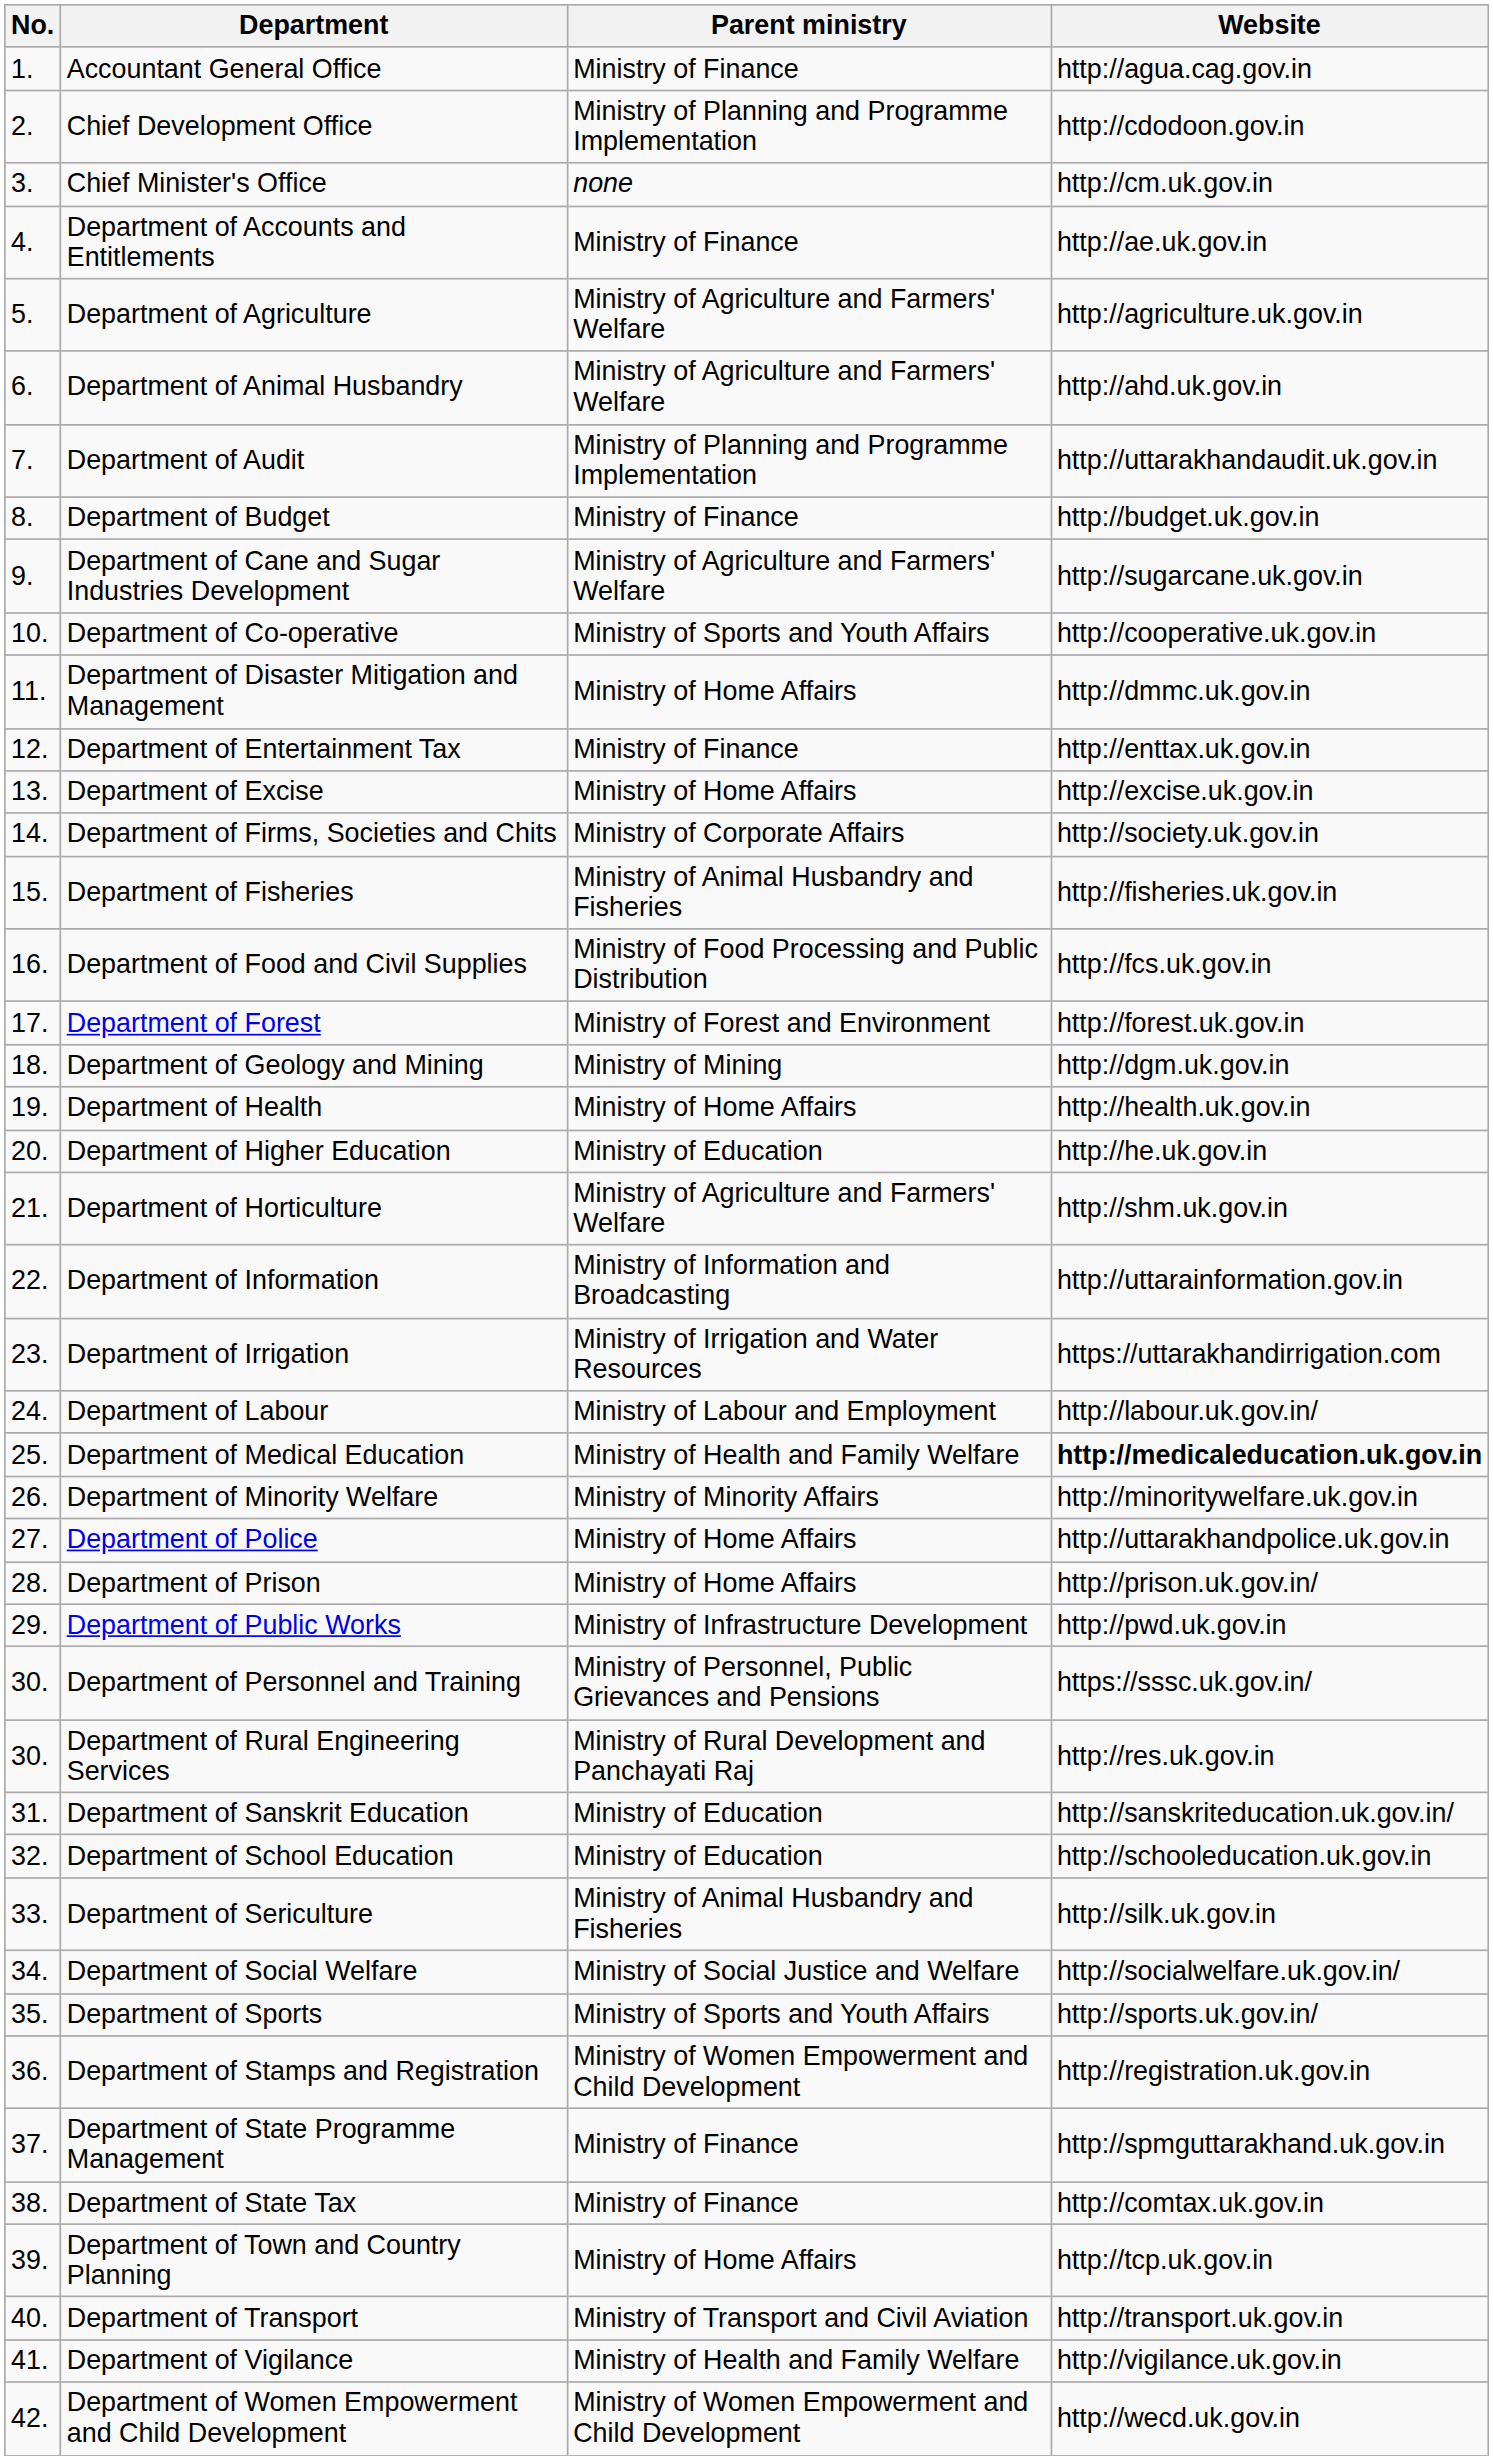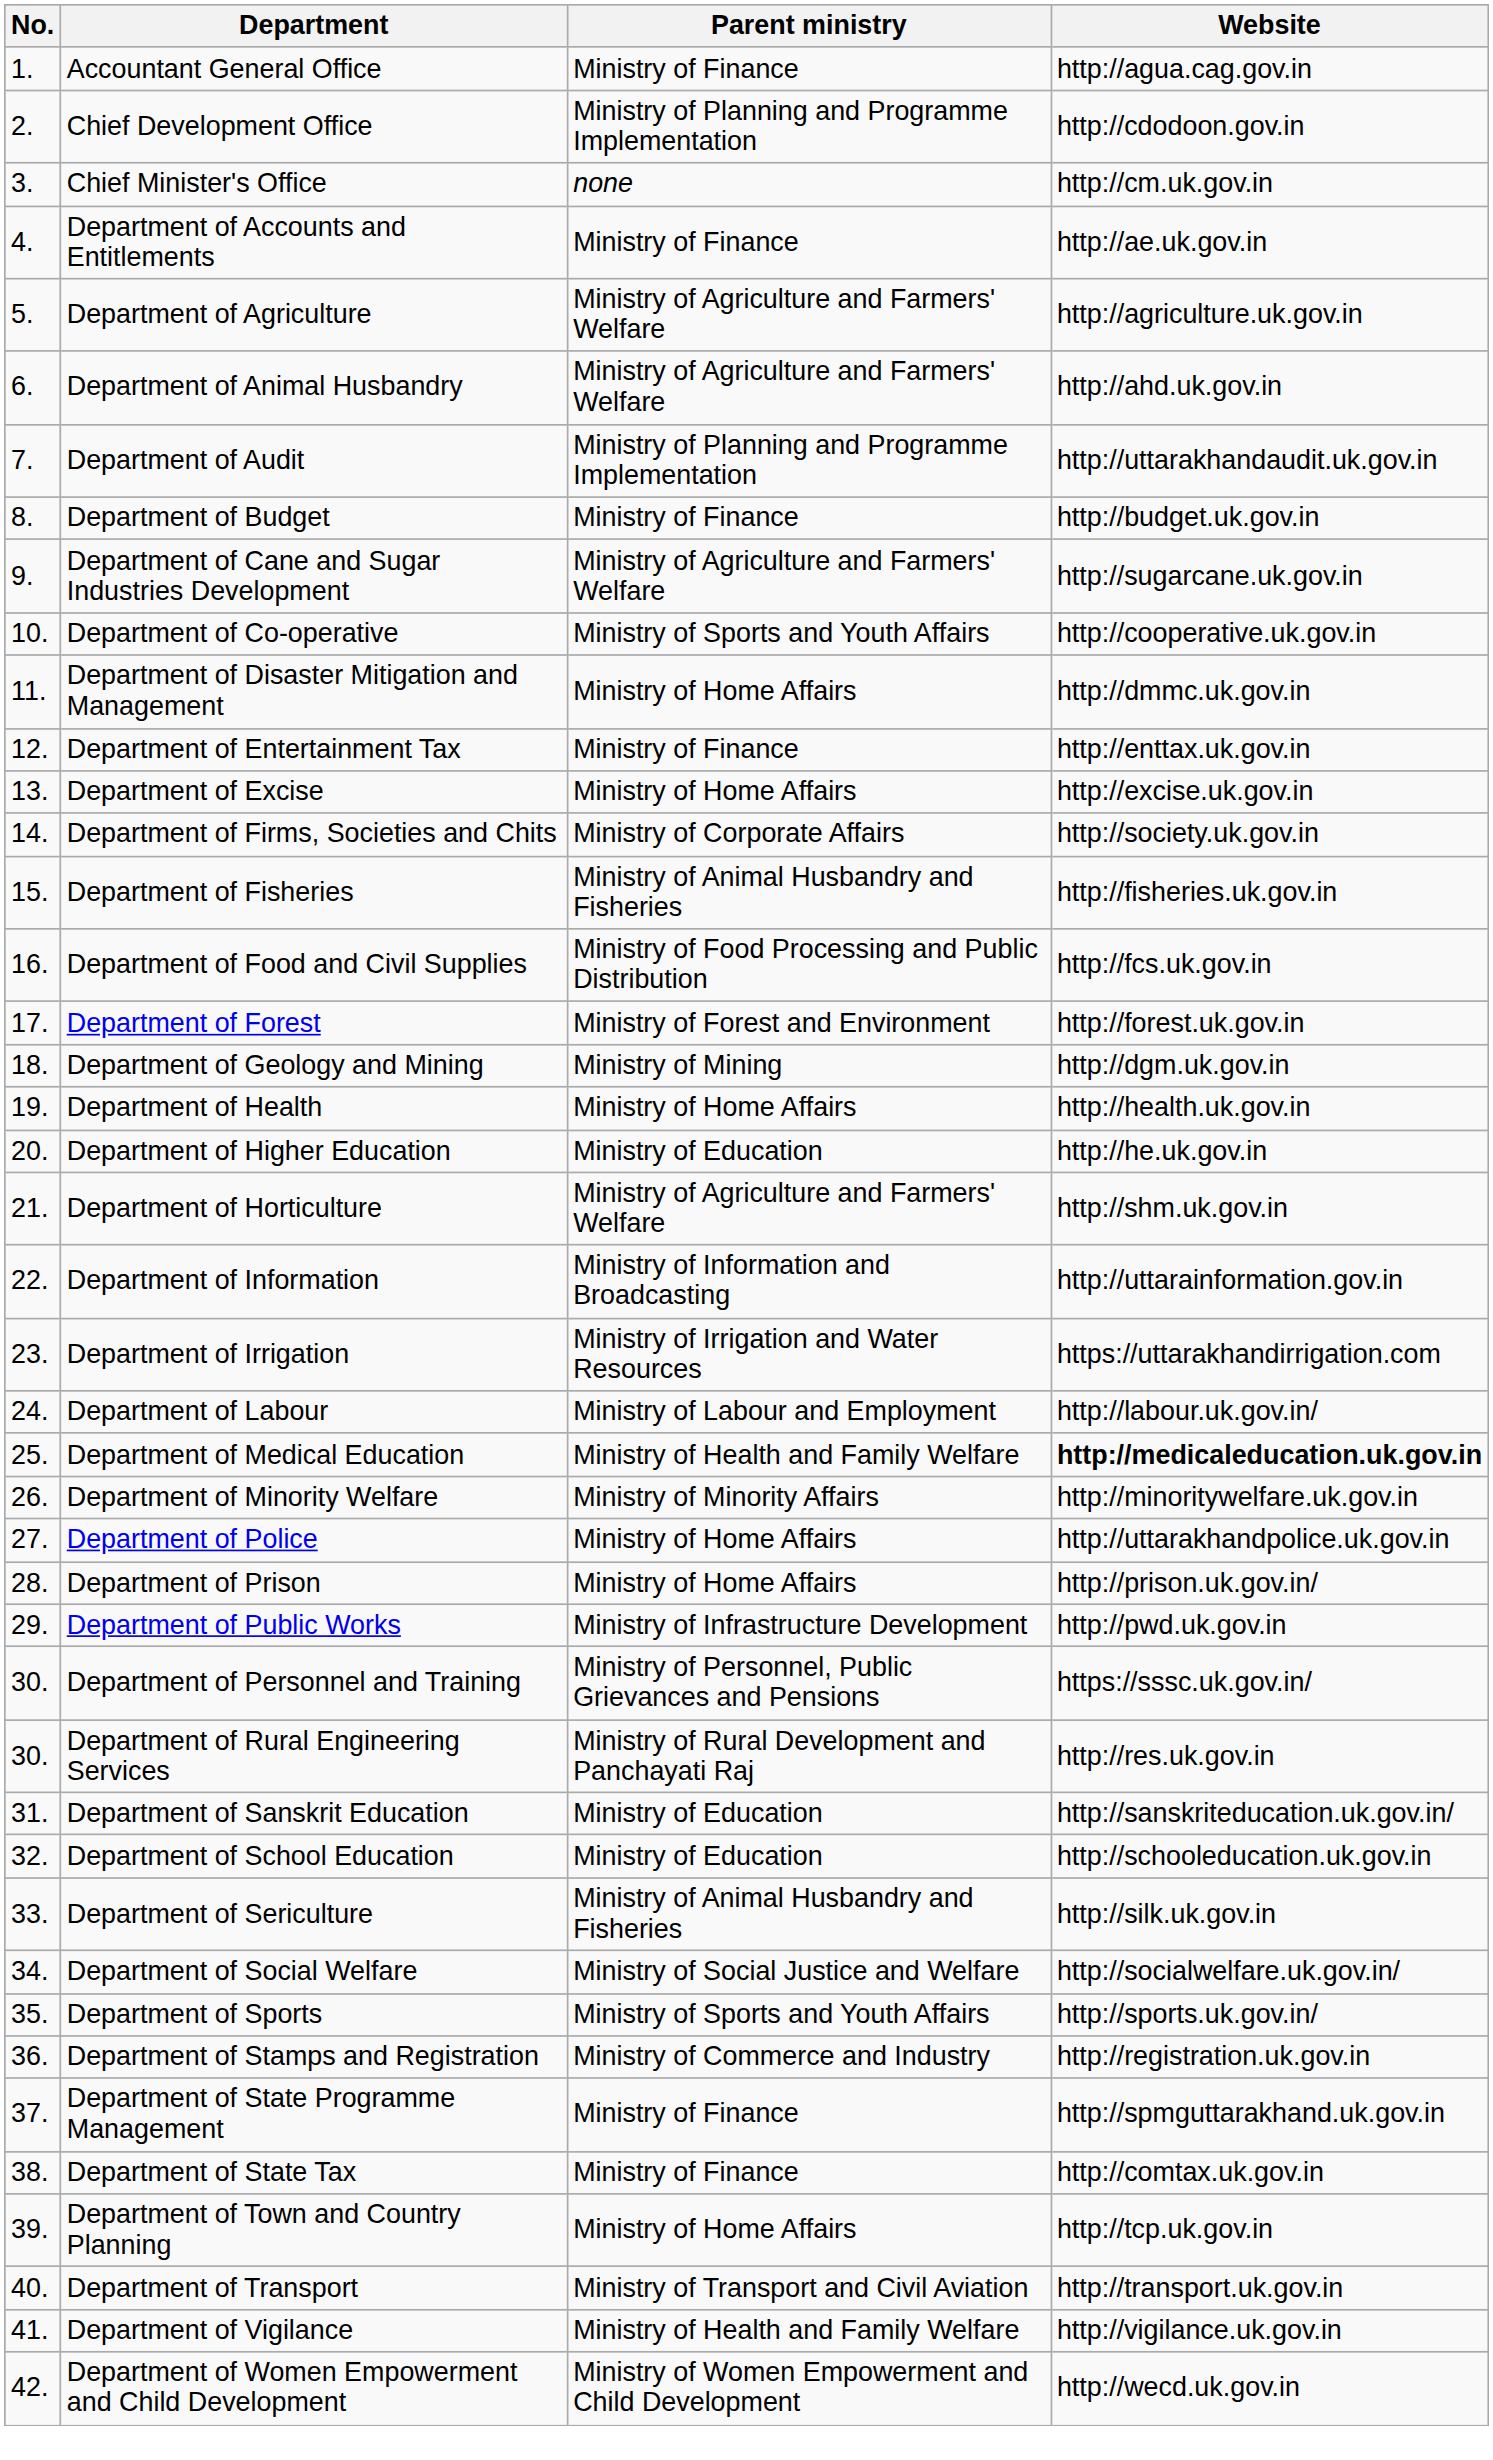(801, 2071) Ministry of Women Empowerment and Child Development -> (782, 2056) Ministry of Commerce and Industry
